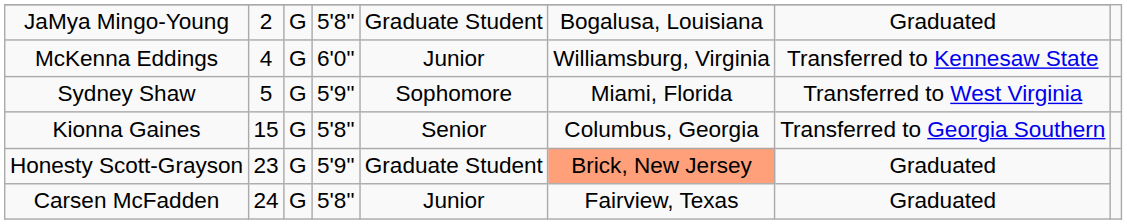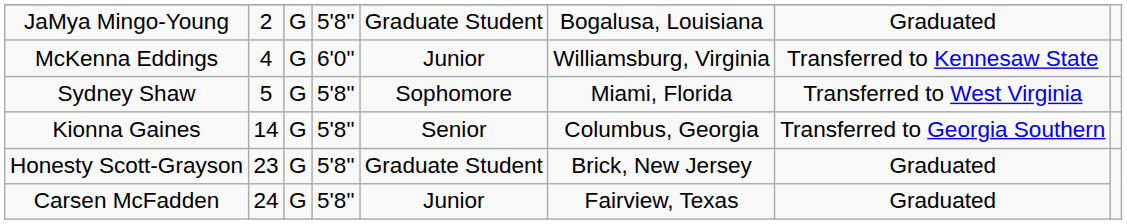(336, 93) 5'9" -> (336, 93) 5'8"
(266, 129) 15 -> (266, 129) 14
(336, 165) 5'9" -> (336, 165) 5'8"
(662, 165) lightsalmon background -> (662, 165) no background
